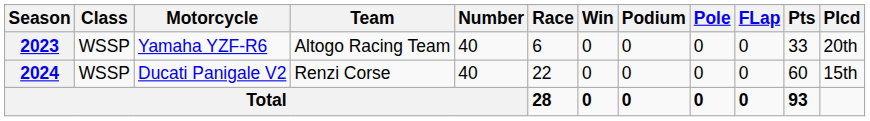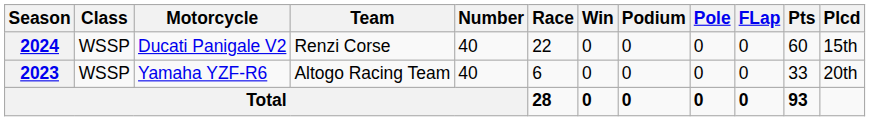rows swapped: (40, 45) <-> (40, 73)
